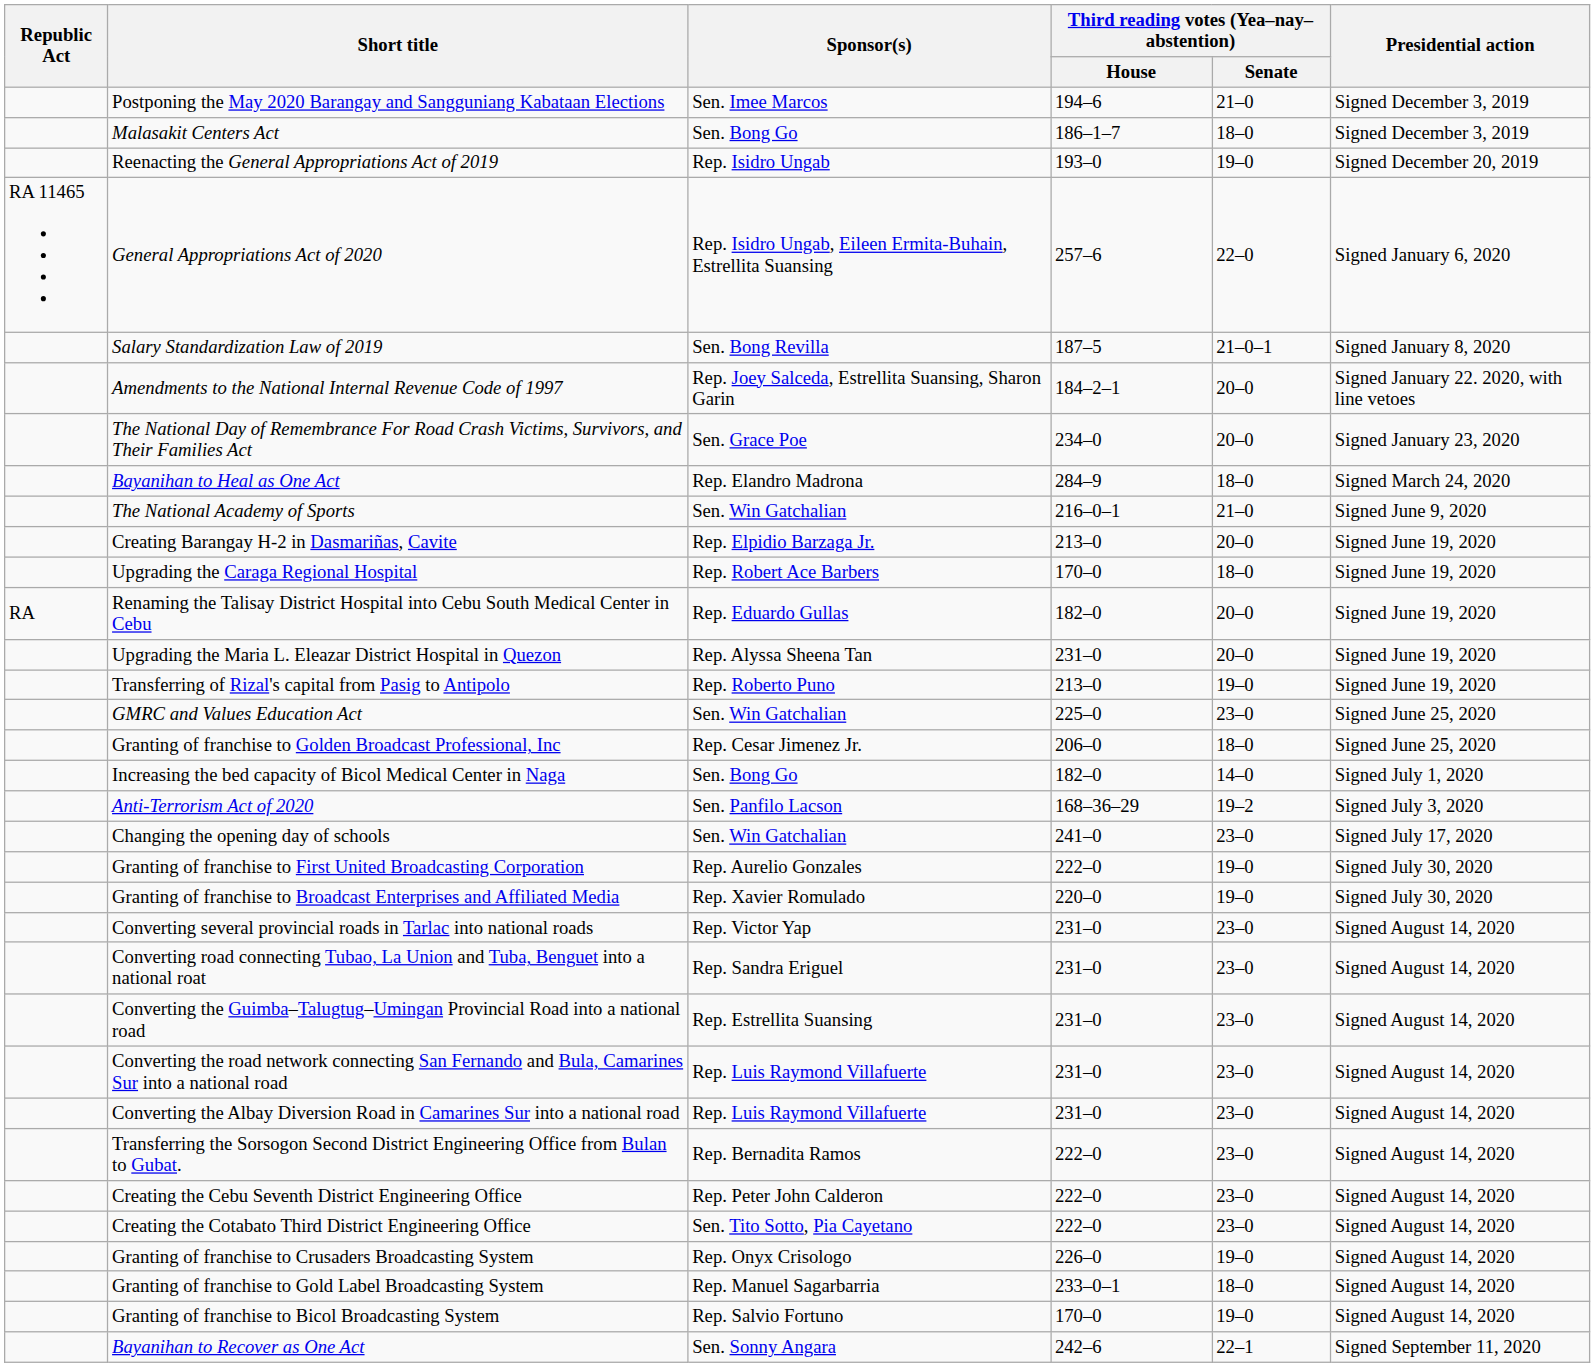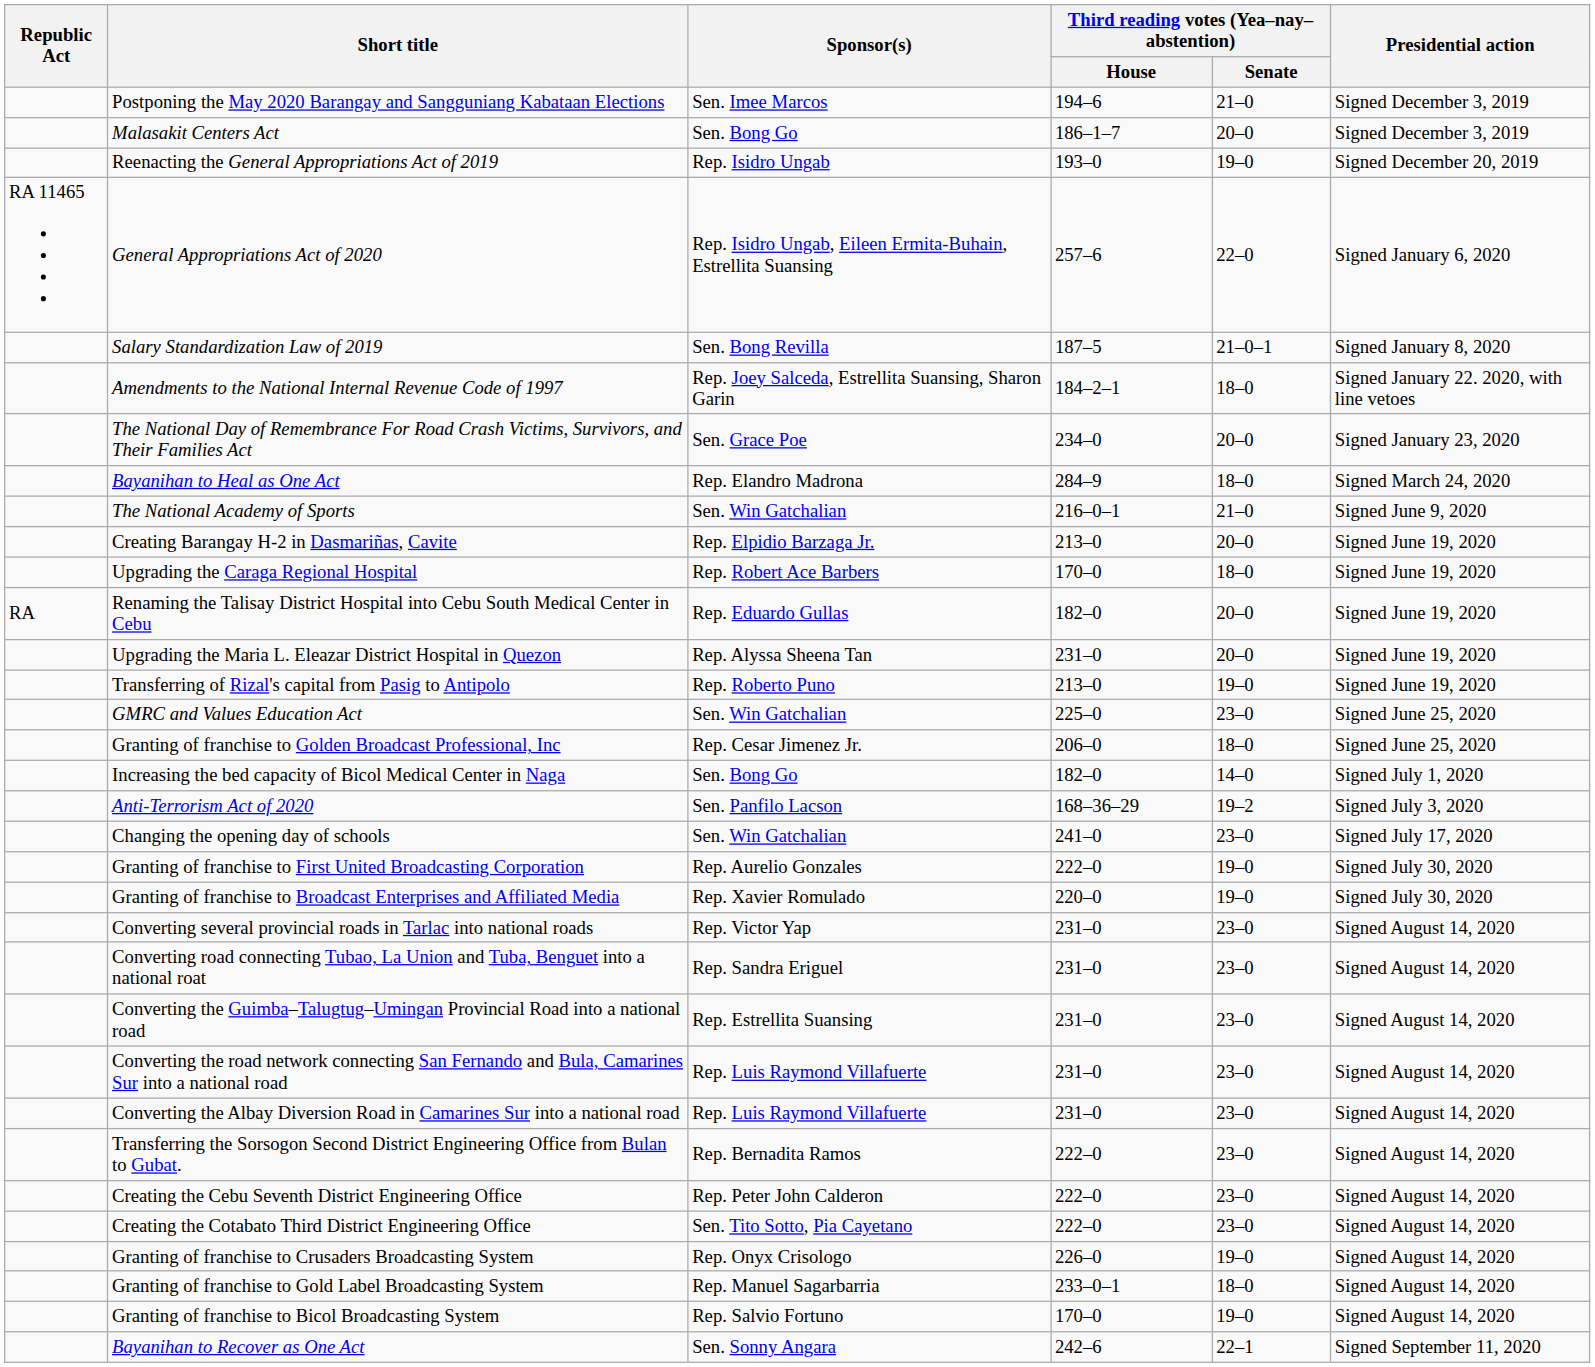(1235, 131) 18–0 -> (1235, 131) 20–0
(1235, 387) 20–0 -> (1235, 387) 18–0
